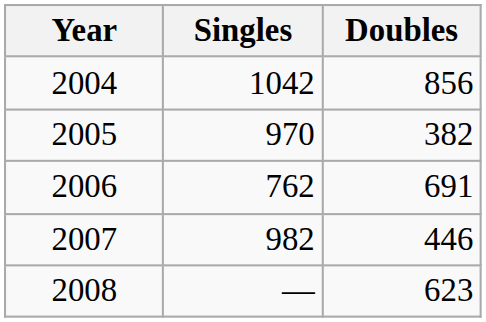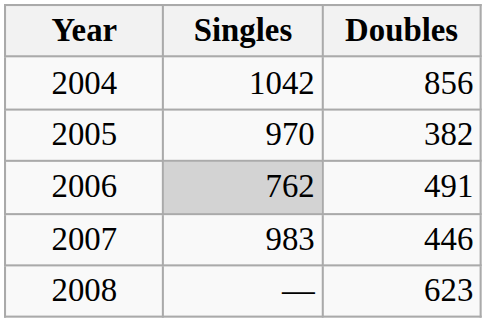(290, 186) no background -> (290, 186) lightgrey background
(449, 186) 691 -> (449, 186) 491
(290, 238) 982 -> (290, 238) 983
